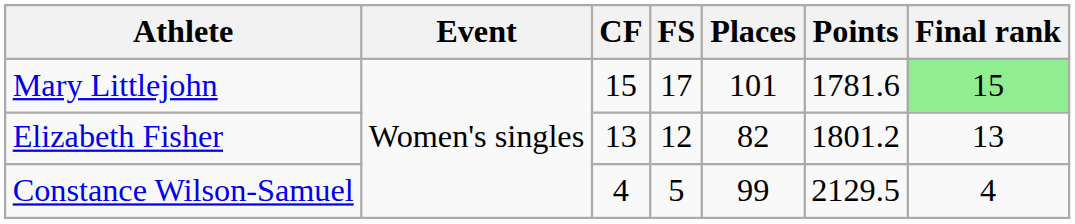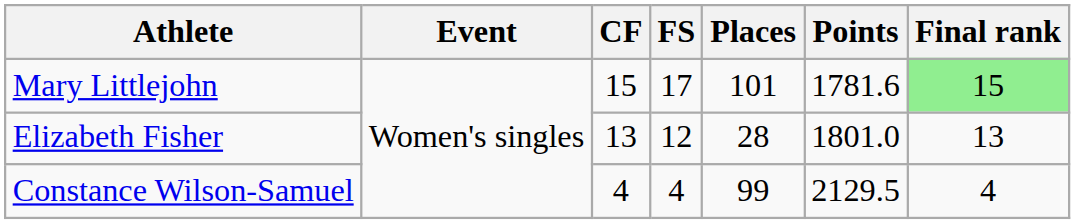(753, 137) 82 -> (753, 137) 28
(856, 137) 1801.2 -> (856, 137) 1801.0
(676, 191) 5 -> (676, 191) 4
